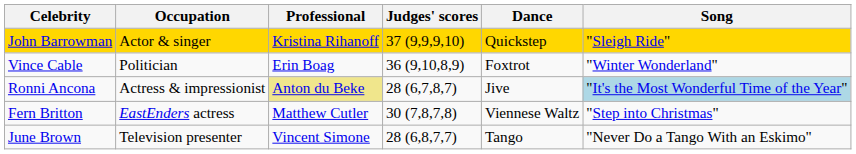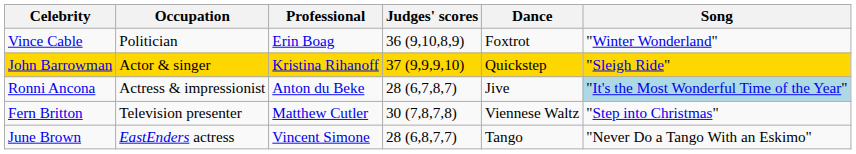rows swapped: (60, 40) <-> (45, 64)
(318, 88) khaki background -> (318, 88) no background
(177, 112) EastEnders actress -> (181, 112) Television presenter
(181, 137) Television presenter -> (177, 137) EastEnders actress
